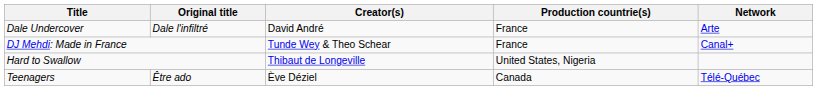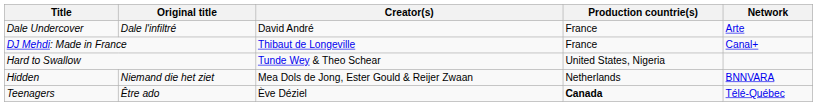(329, 45) Tunde Wey & Theo Schear -> (307, 45) Thibaut de Longeville
(317, 61) Thibaut de Longeville -> (319, 61) Tunde Wey & Theo Schear
+ row: (23, 77)
(514, 77) normal -> (584, 93) bold
